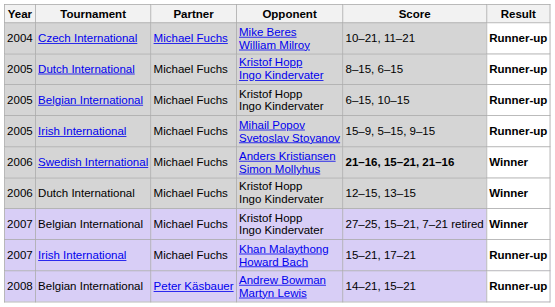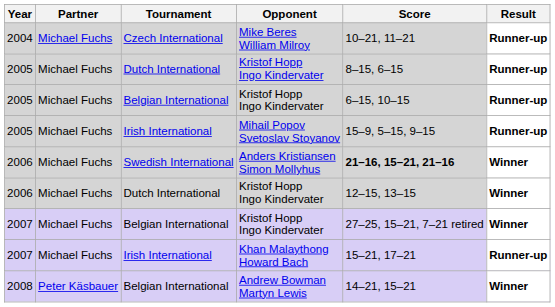columns swapped: (93, 14) <-> (194, 14)
(518, 286) Runner-up -> (509, 286) Winner
